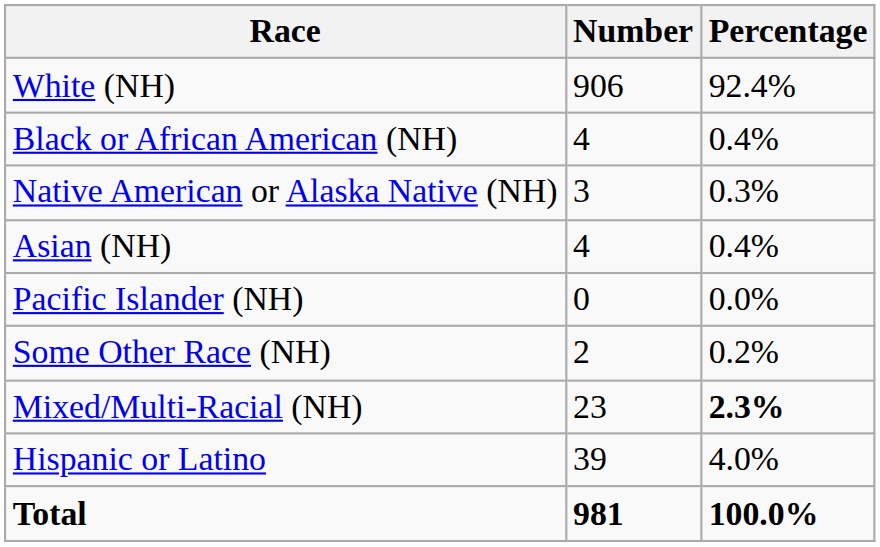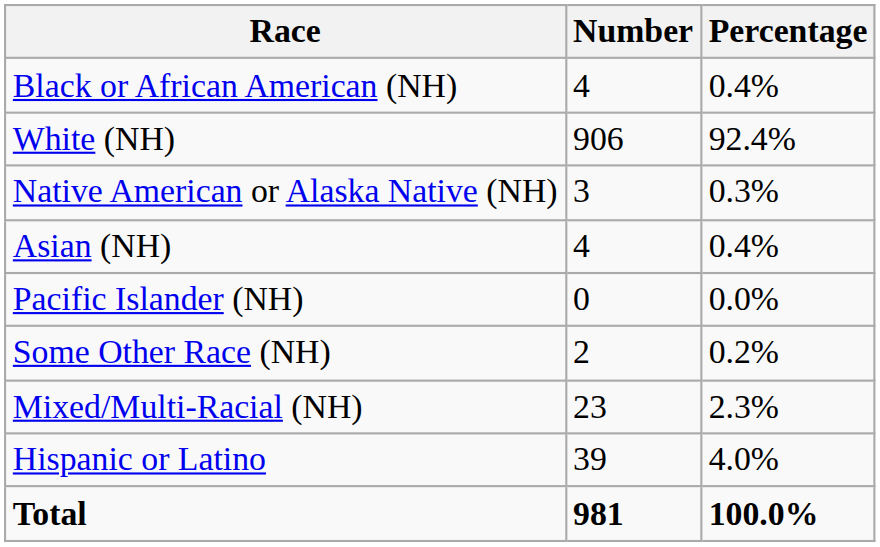rows swapped: (94, 84) <-> (235, 138)
(747, 406) bold -> (744, 406) normal
